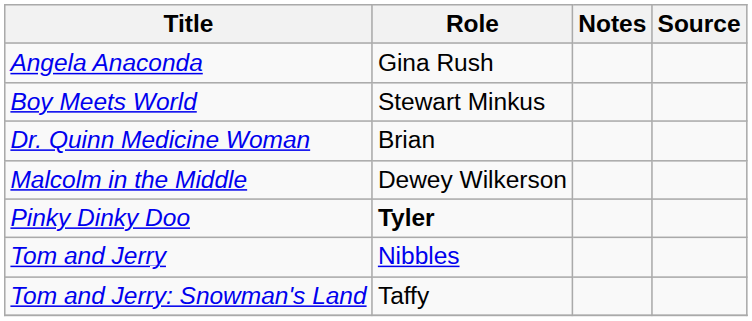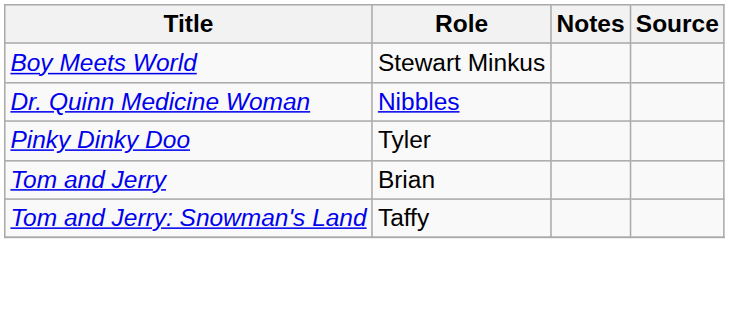- row: (107, 62)
(406, 140) Brian -> (419, 101) Nibbles
- row: (129, 179)
(406, 218) bold -> (404, 140) normal
(419, 256) Nibbles -> (406, 179) Brian
